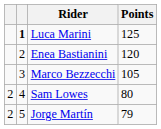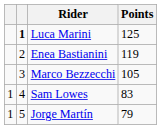(130, 54) 120 -> (130, 54) 119
(10, 94) 2 -> (10, 94) 1
(127, 94) 80 -> (127, 94) 83
(10, 114) 2 -> (10, 114) 1
